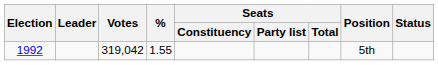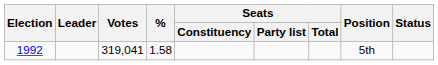(123, 50) 319,042 -> (123, 50) 319,041
(161, 50) 1.55 -> (161, 50) 1.58
